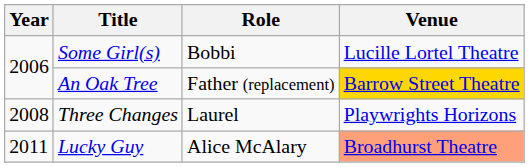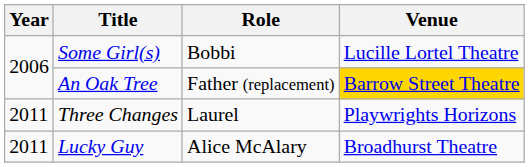(29, 114) 2008 -> (29, 114) 2011
(420, 146) lightsalmon background -> (420, 146) no background
